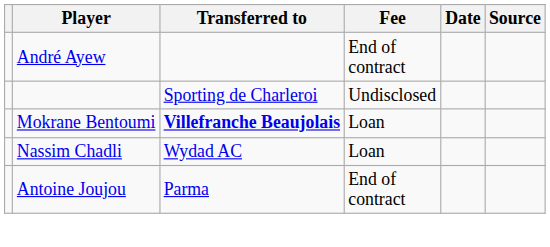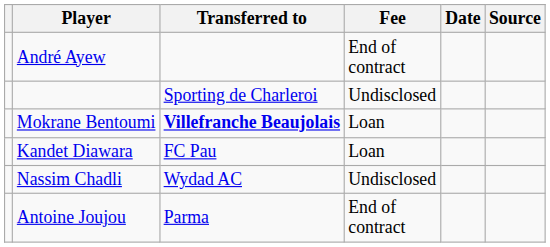+ row: (75, 151)
(367, 151) Loan -> (392, 179) Undisclosed
